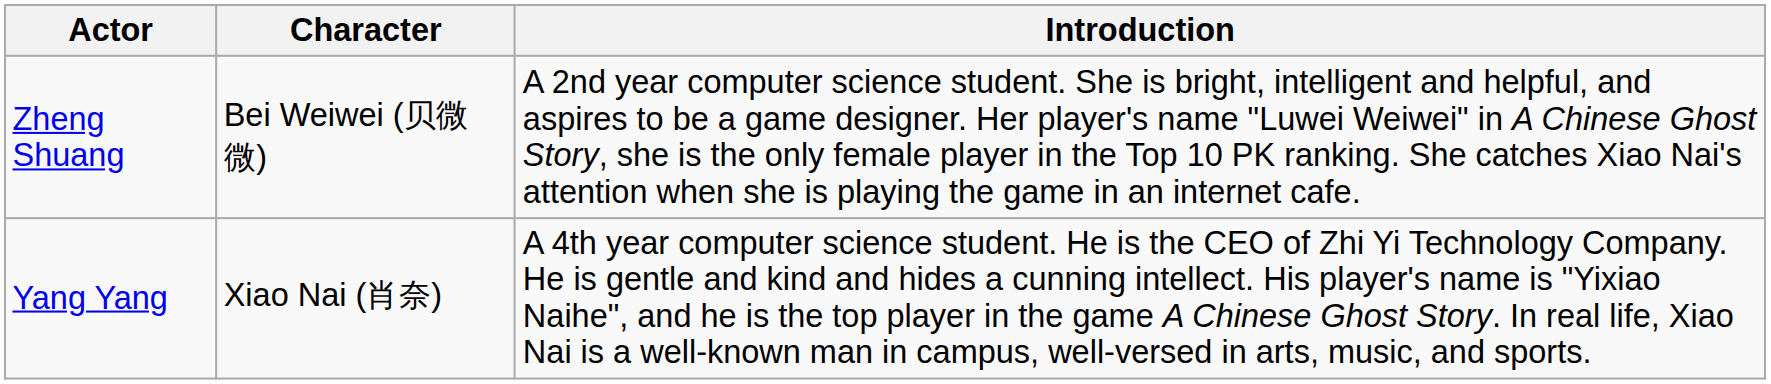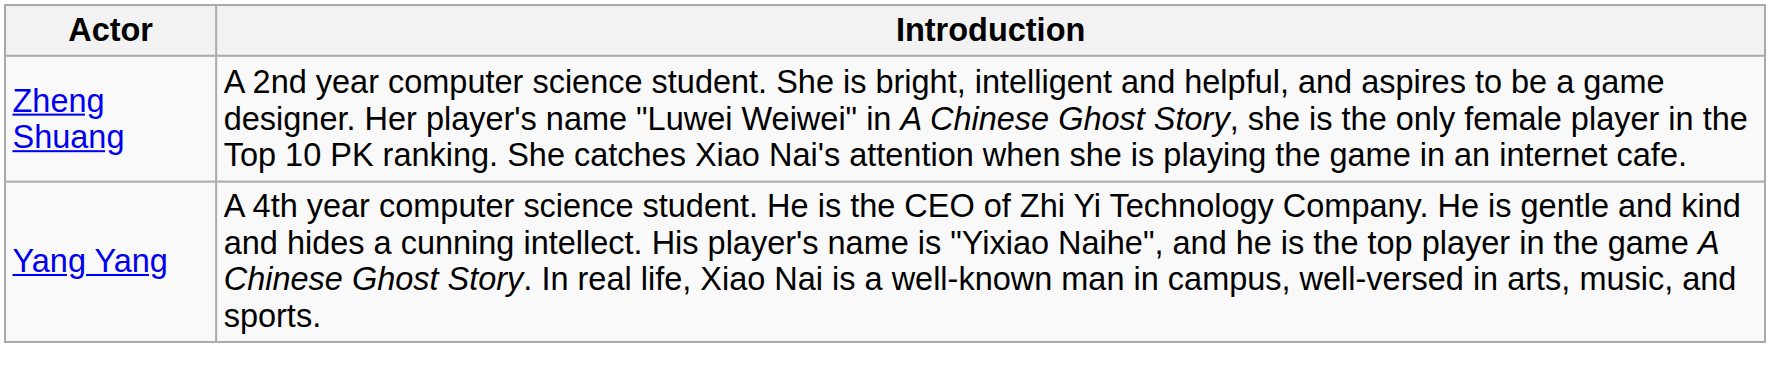- column: (366, 30)
